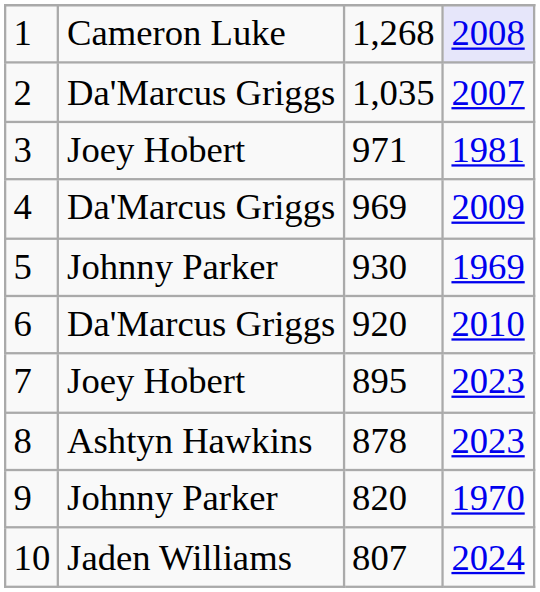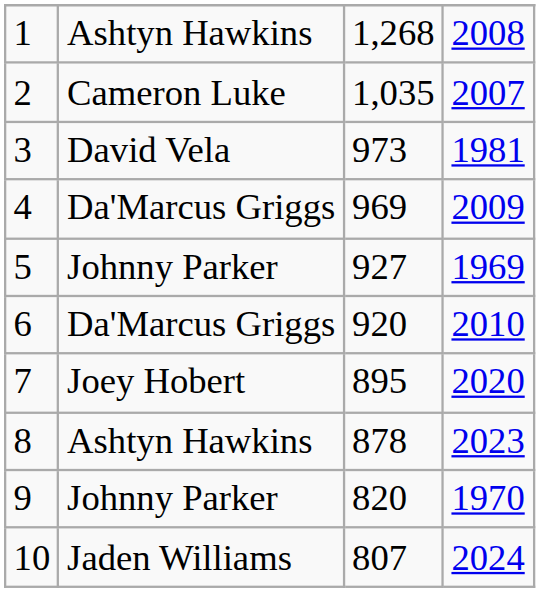(177, 33) Cameron Luke -> (190, 33) Ashtyn Hawkins
(488, 33) lavender background -> (488, 33) no background
(201, 91) Da'Marcus Griggs -> (177, 91) Cameron Luke
(156, 149) Joey Hobert -> (149, 149) David Vela
(380, 149) 971 -> (380, 149) 973
(380, 265) 930 -> (380, 265) 927
(488, 382) 2023 -> (488, 382) 2020
